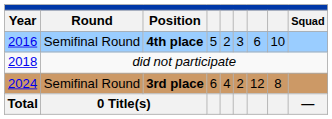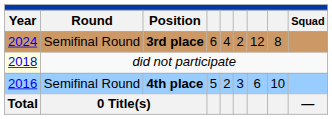rows swapped: (175, 41) <-> (175, 83)
(23, 62) no background -> (23, 62) lightyellow background
